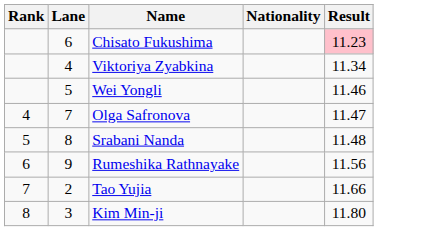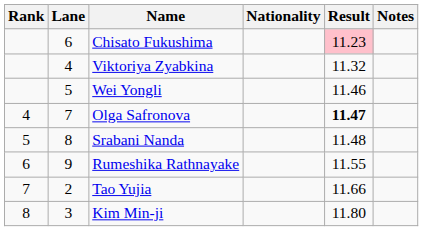+ column: (396, 16)
(349, 66) 11.34 -> (349, 66) 11.32
(349, 115) normal -> (349, 115) bold
(349, 164) 11.56 -> (349, 164) 11.55
